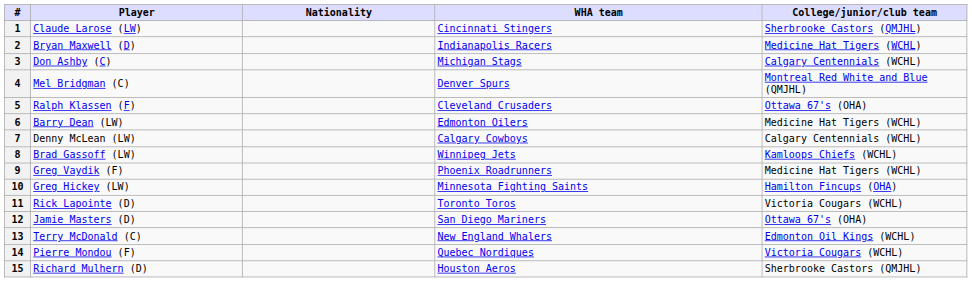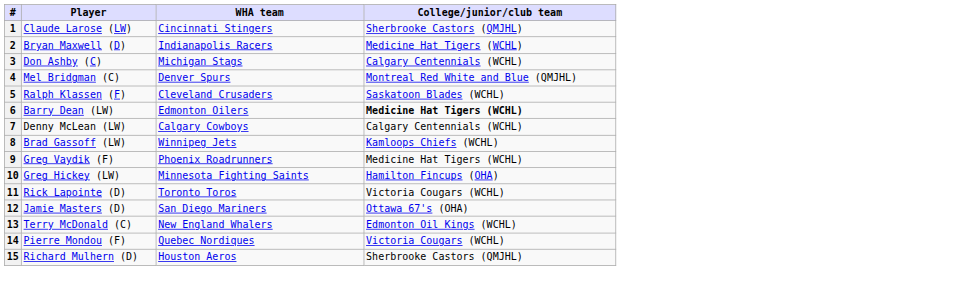- column: (339, 13)
(816, 106) Ottawa 67's (OHA) -> (435, 94) Saskatoon Blades (WCHL)
(843, 122) normal -> (444, 110) bold
